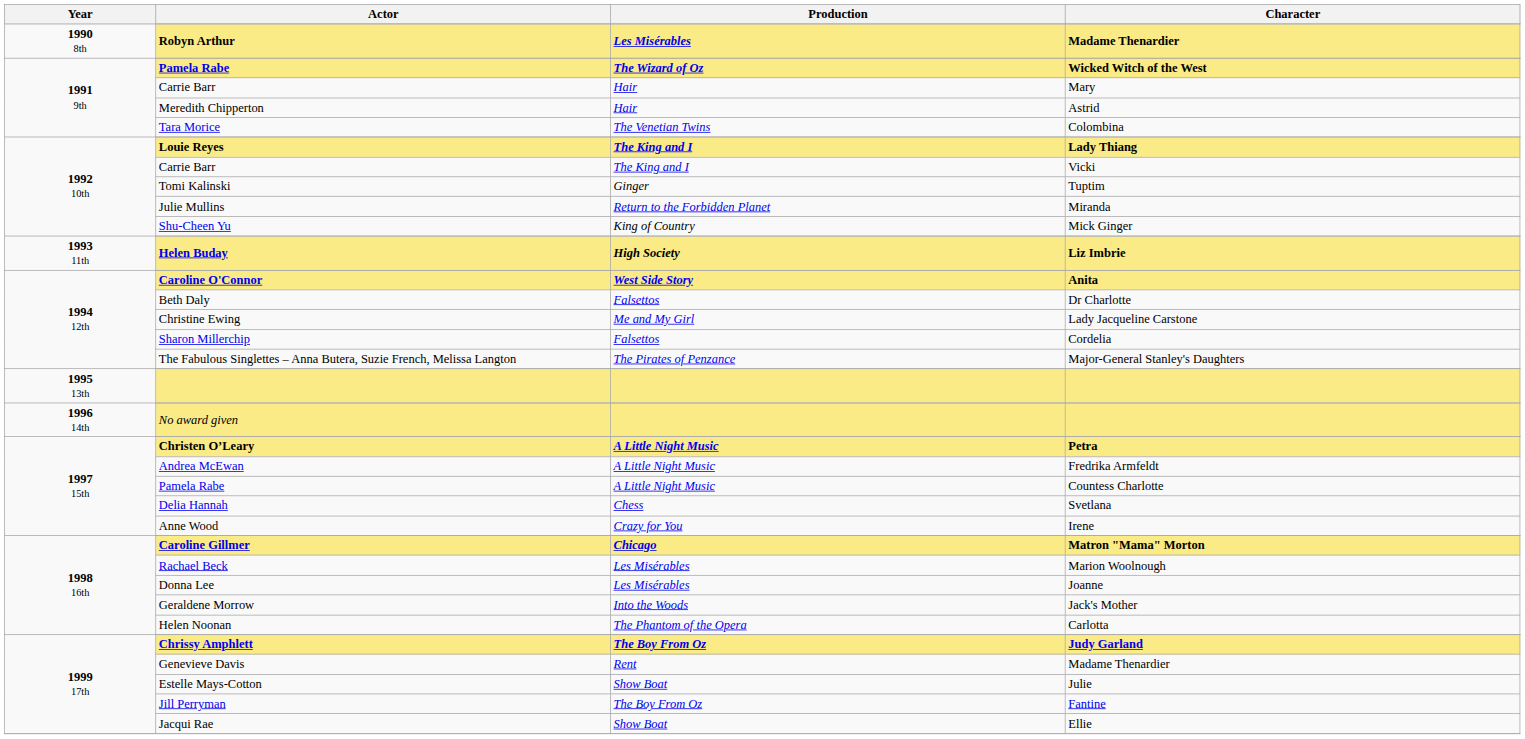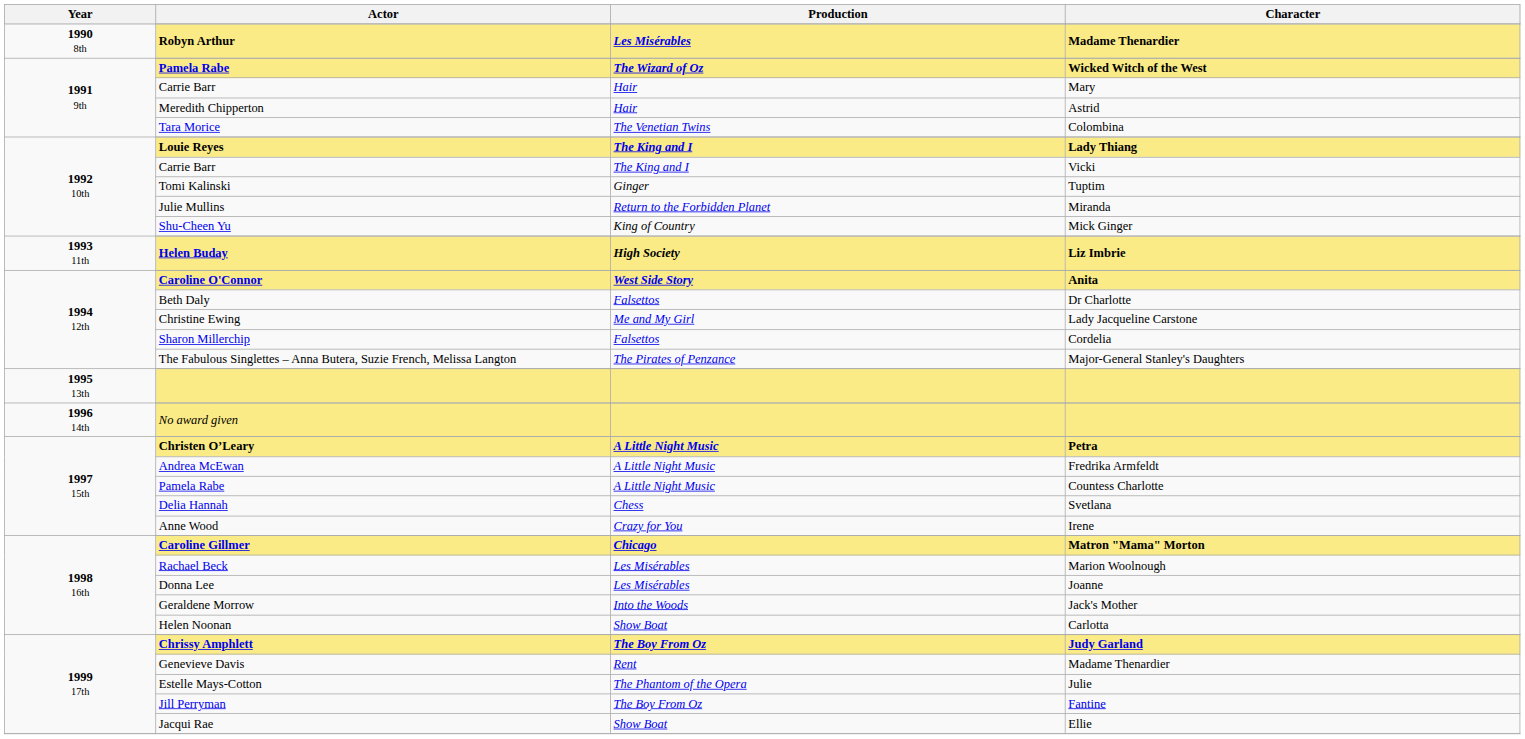(680, 624) The Phantom of the Opera -> (640, 624) Show Boat
(640, 684) Show Boat -> (680, 684) The Phantom of the Opera
